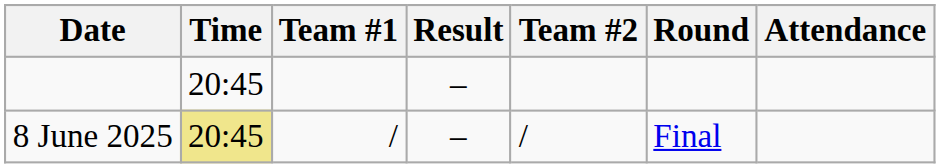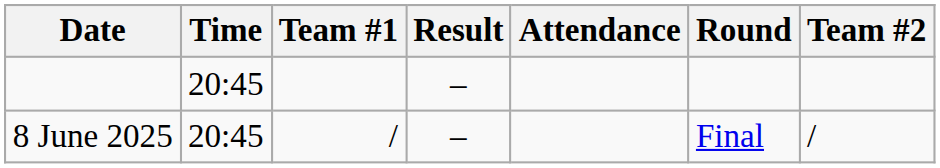columns swapped: (578, 30) <-> (845, 30)
(226, 135) khaki background -> (226, 135) no background
